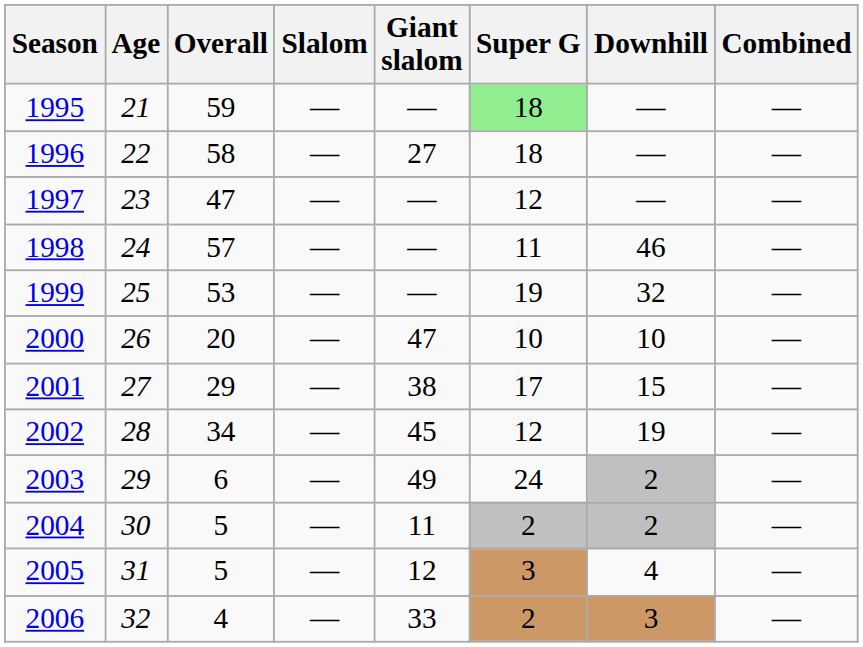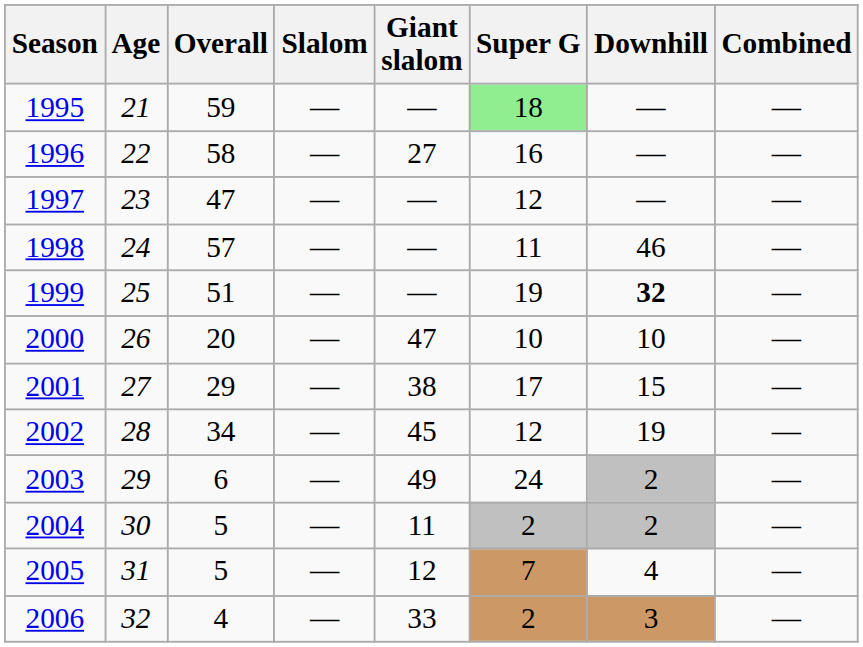(528, 153) 18 -> (528, 153) 16
(221, 292) 53 -> (221, 292) 51
(651, 292) normal -> (651, 292) bold
(528, 571) 3 -> (528, 571) 7
